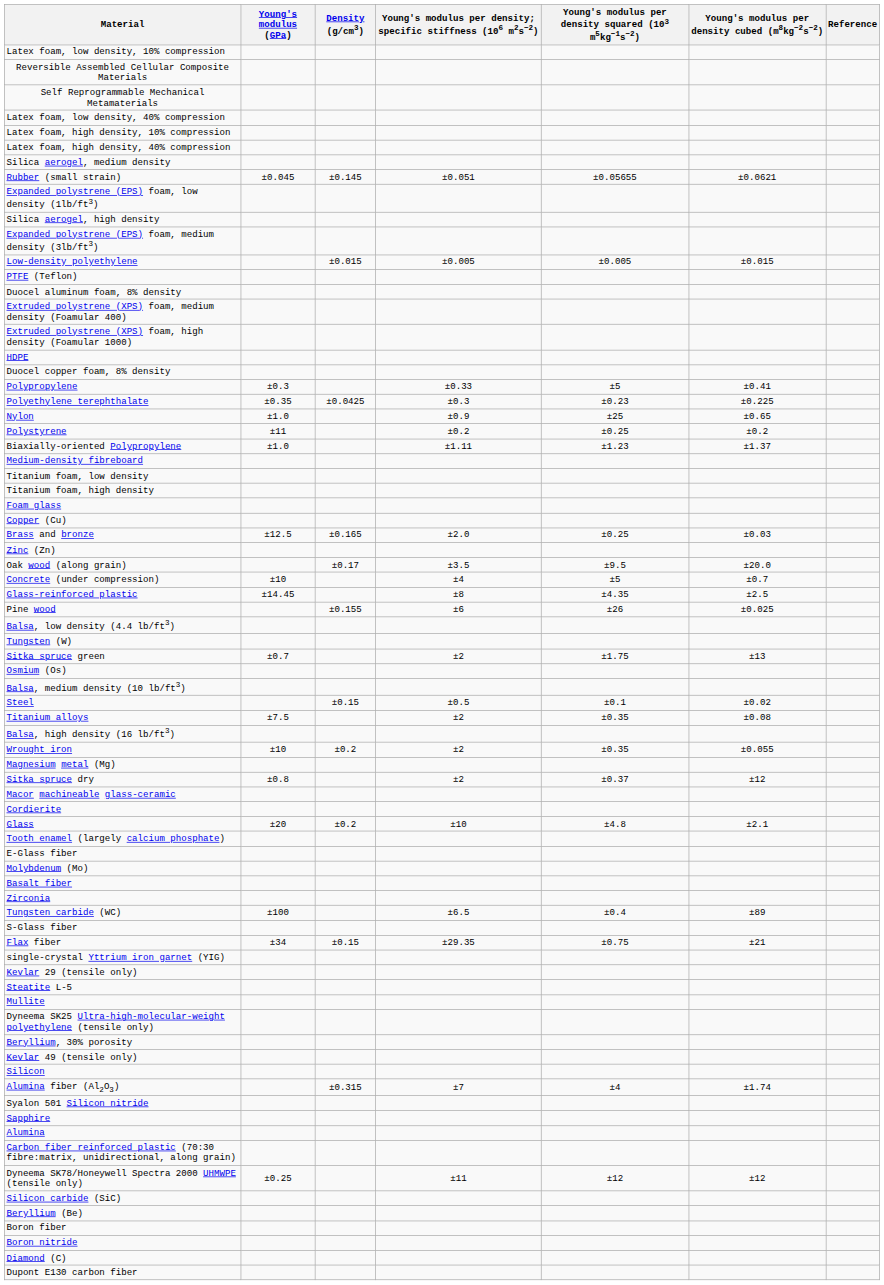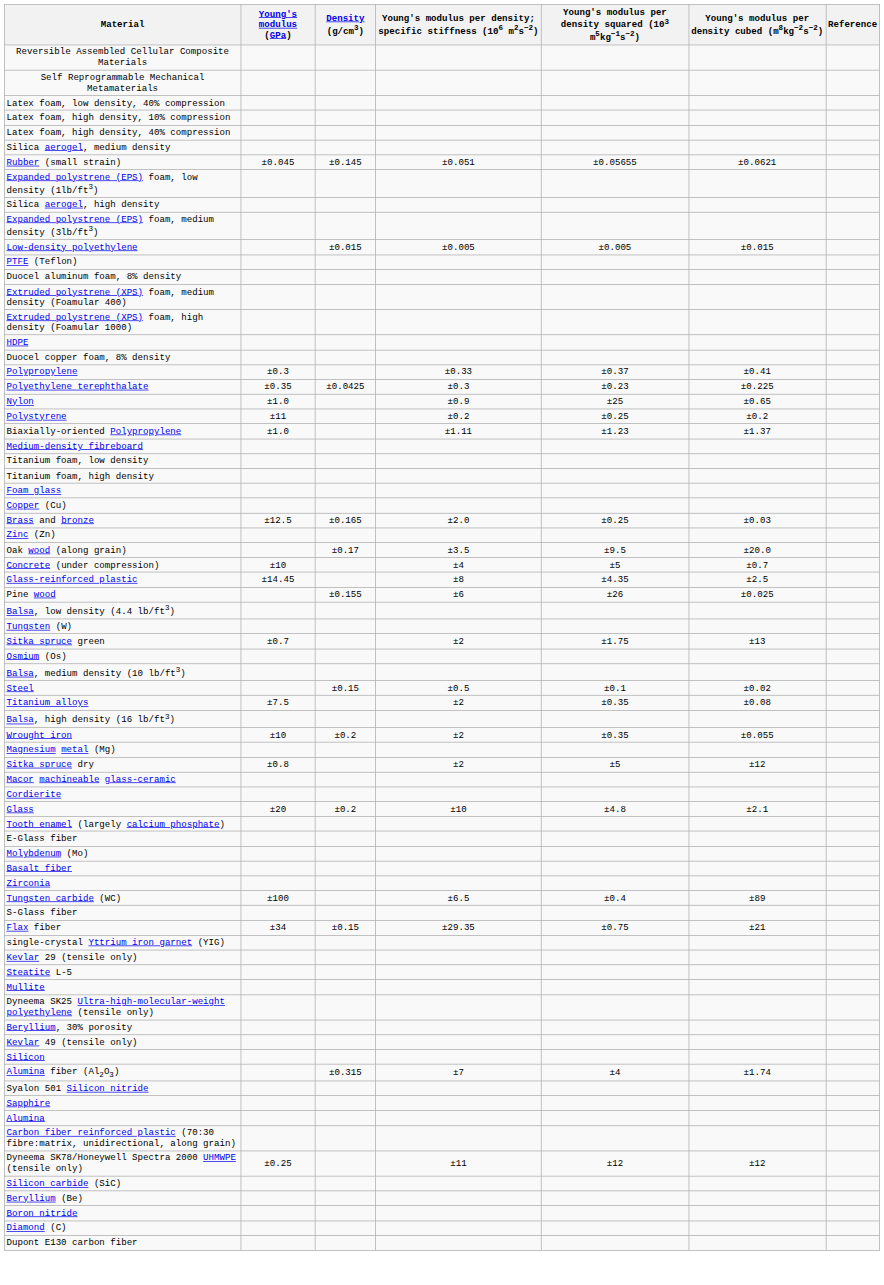- row: (116, 52)
(615, 387) ±5 -> (615, 372) ±0.37
(615, 779) ±0.37 -> (615, 765) ±5
- row: (37, 1228)
